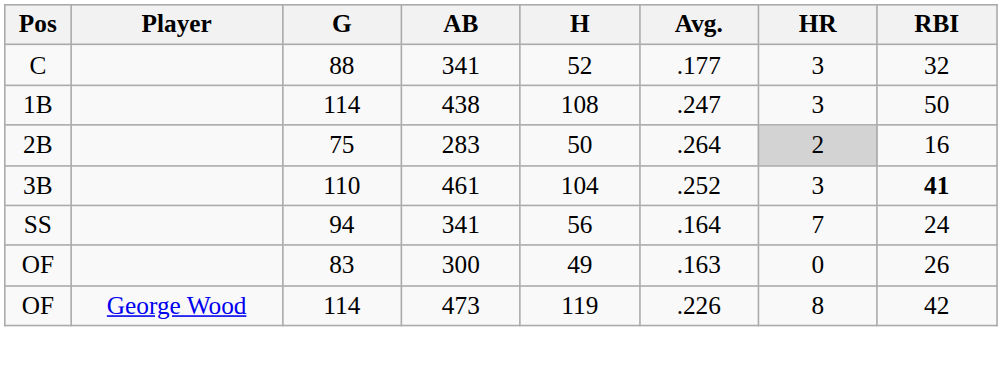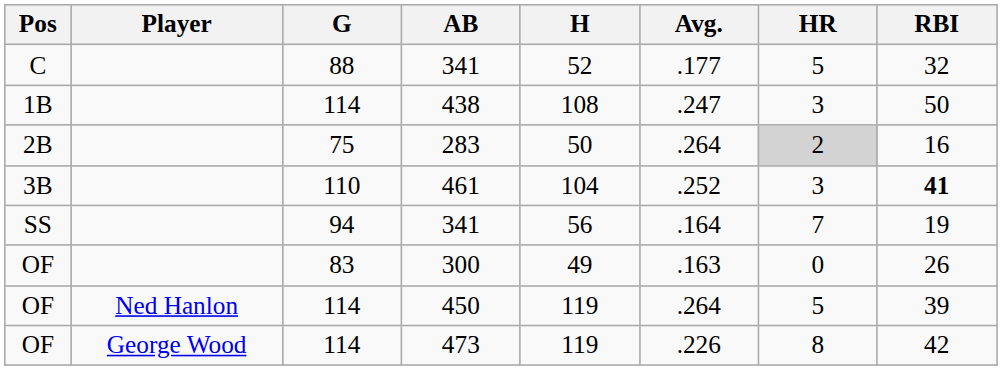(818, 64) 3 -> (818, 64) 5
(937, 225) 24 -> (937, 225) 19
+ row: (38, 305)
